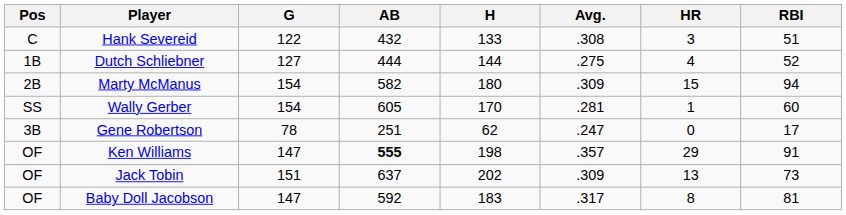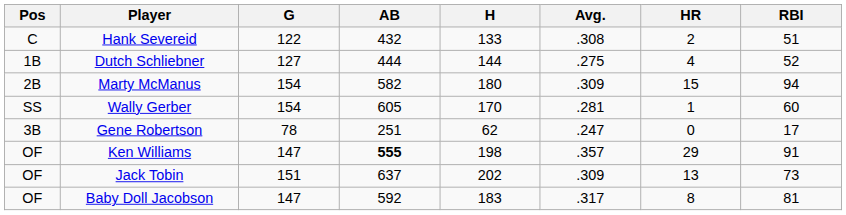(691, 38) 3 -> (691, 38) 2
